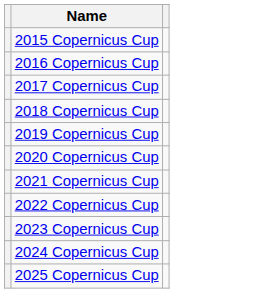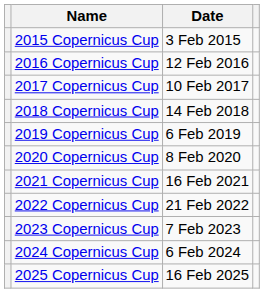+ column: (207, 16)
